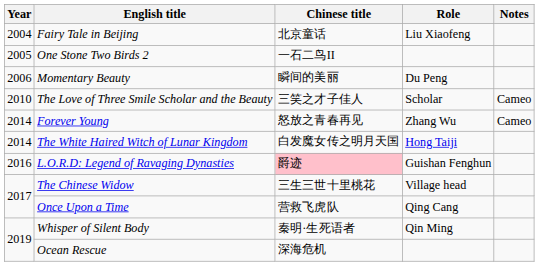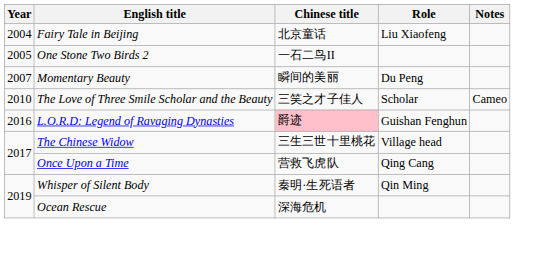(19, 77) 2006 -> (19, 77) 2007
- row: (73, 120)
- row: (142, 142)
